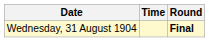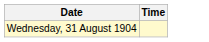- column: (186, 12)
